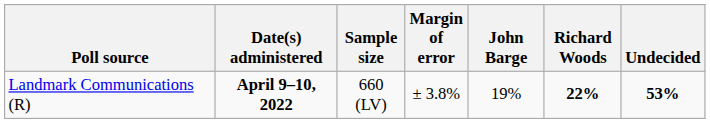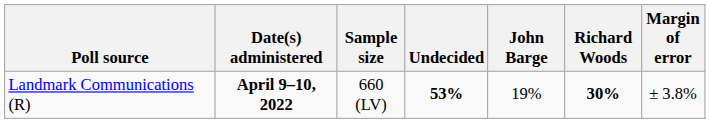columns swapped: (436, 38) <-> (663, 57)
(583, 94) 22% -> (603, 94) 30%
